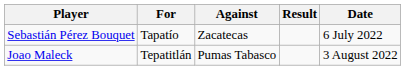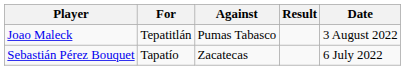rows swapped: (71, 34) <-> (40, 55)
